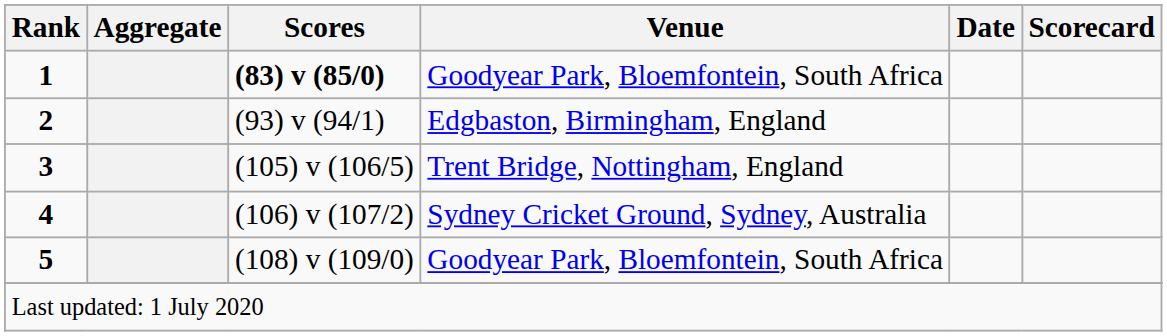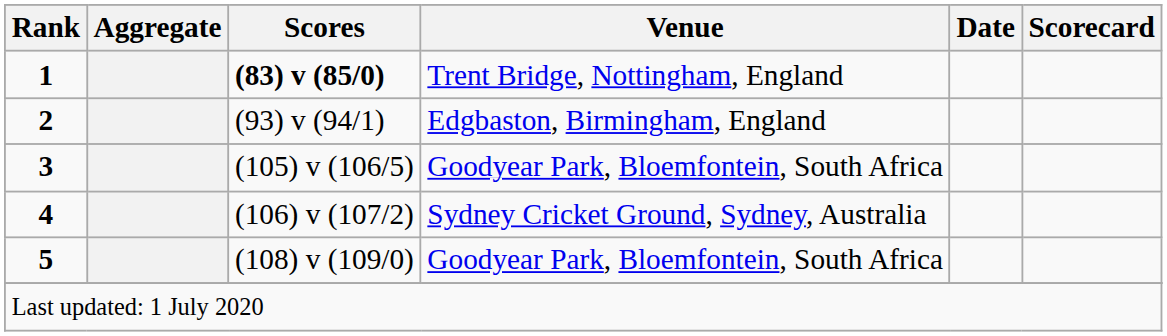(685, 74) Goodyear Park, Bloemfontein, South Africa -> (635, 74) Trent Bridge, Nottingham, England
(635, 167) Trent Bridge, Nottingham, England -> (685, 167) Goodyear Park, Bloemfontein, South Africa
